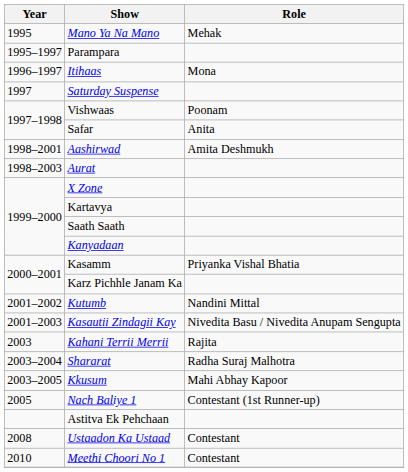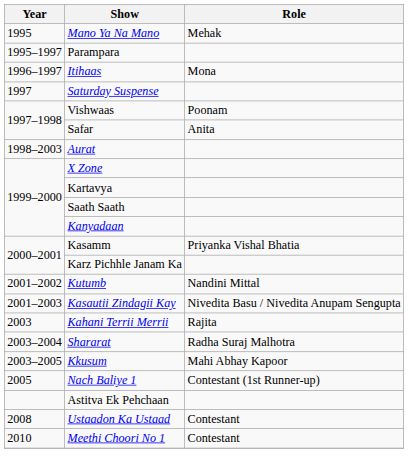- row: (94, 149)
